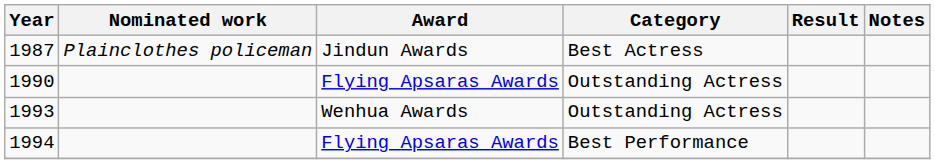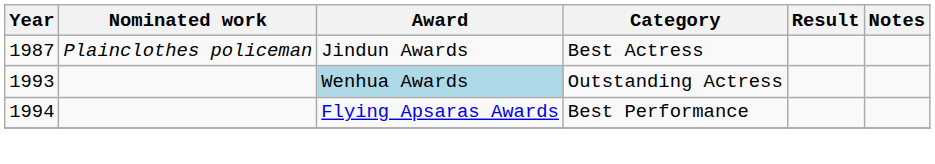- row: (32, 82)
(395, 112) no background -> (395, 82) lightblue background
